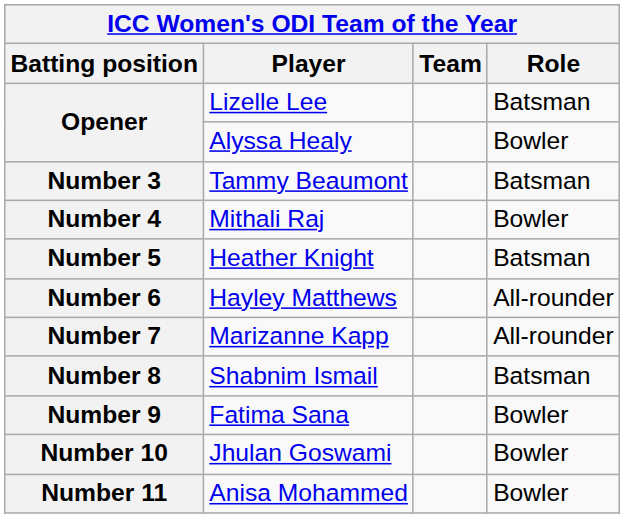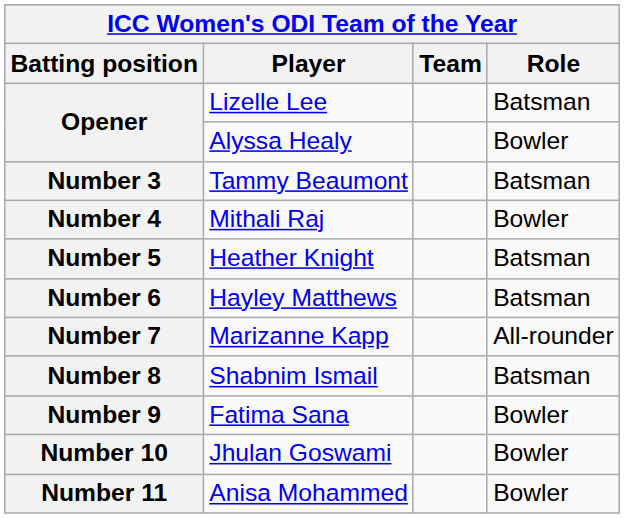(553, 297) All-rounder -> (542, 297) Batsman
